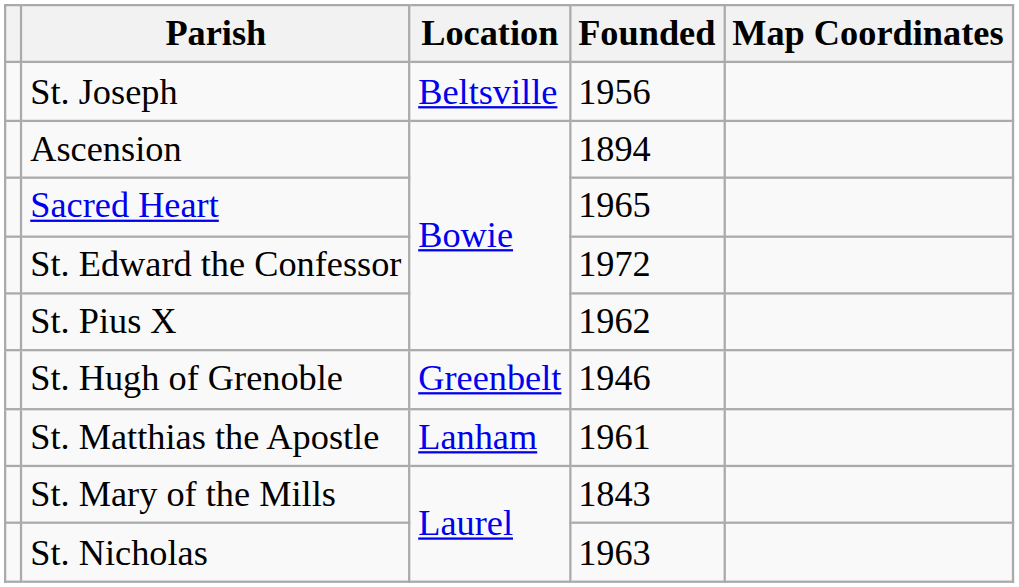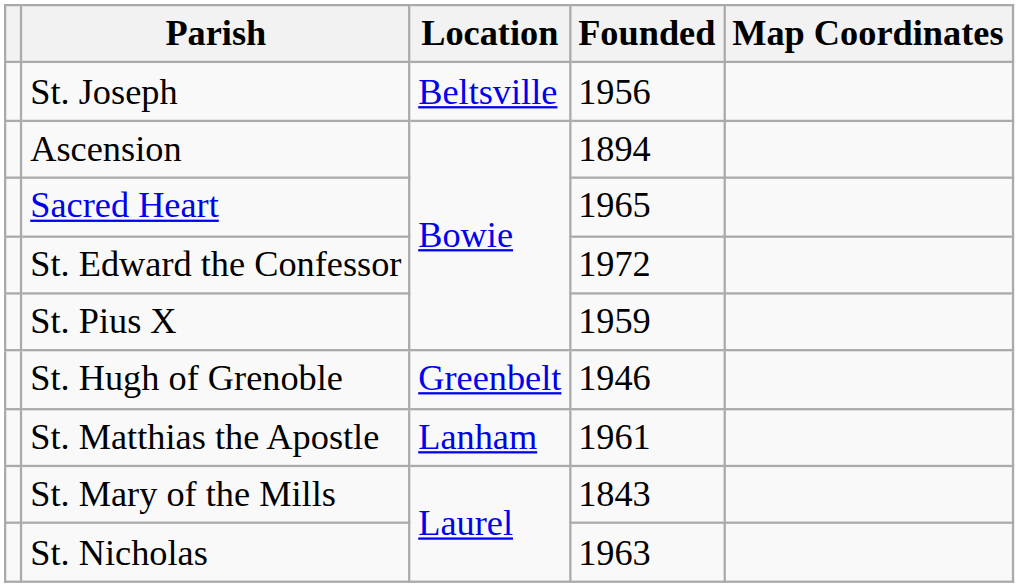(614, 321) 1962 -> (614, 321) 1959
